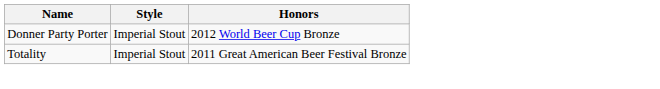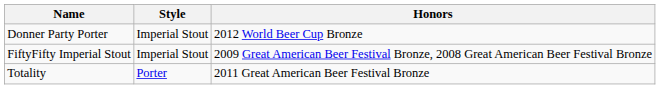+ row: (69, 53)
(149, 53) Imperial Stout -> (152, 73) Porter
